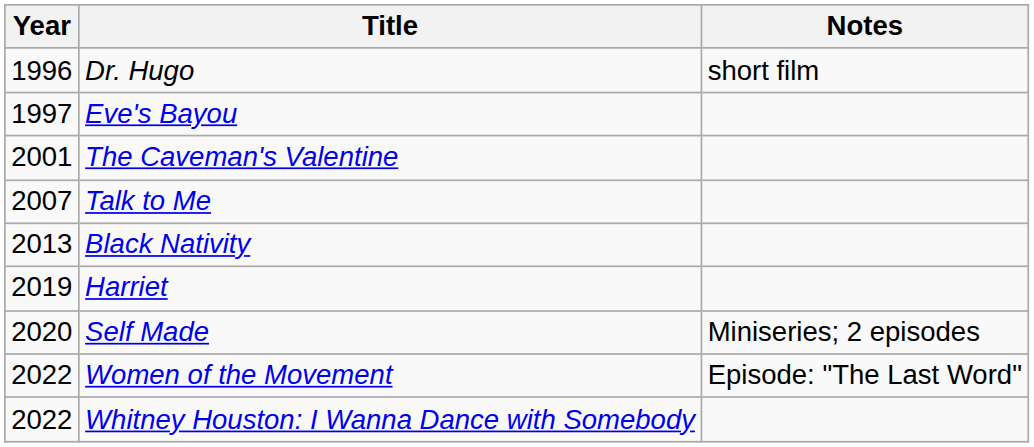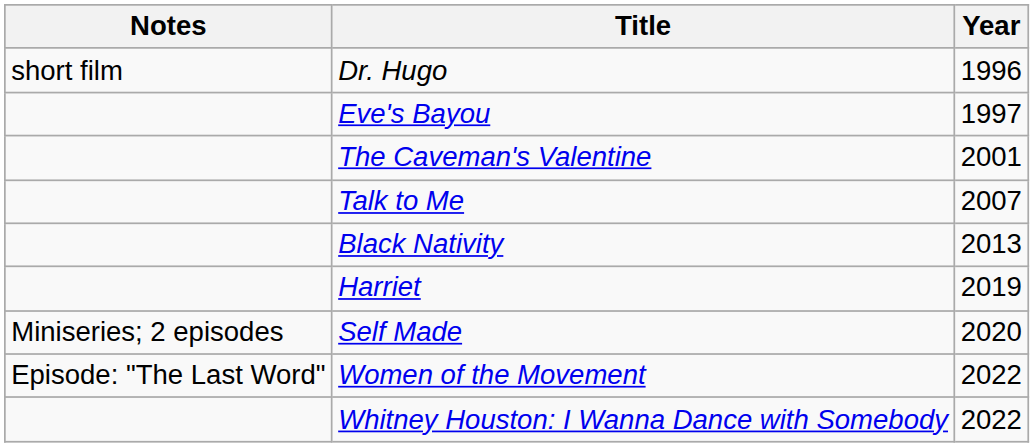columns swapped: (42, 26) <-> (865, 26)
